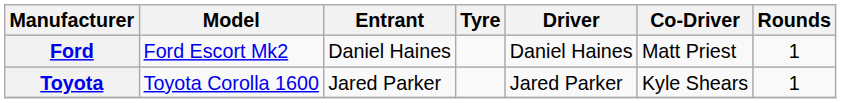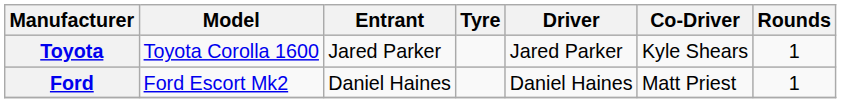rows swapped: (72, 51) <-> (72, 82)
